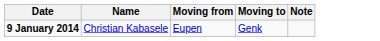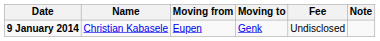+ column: (318, 12)
